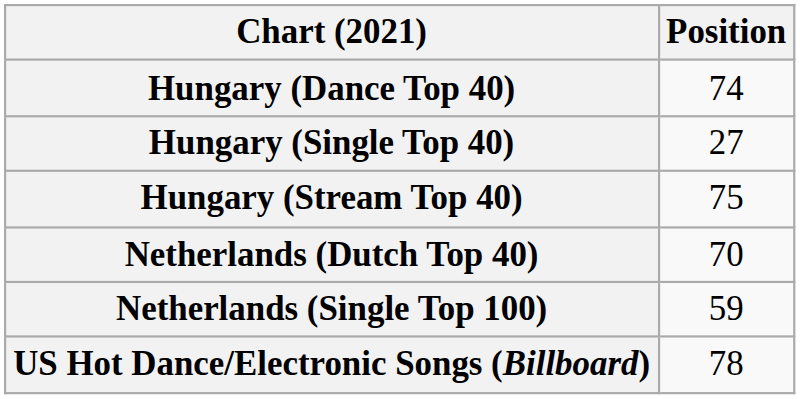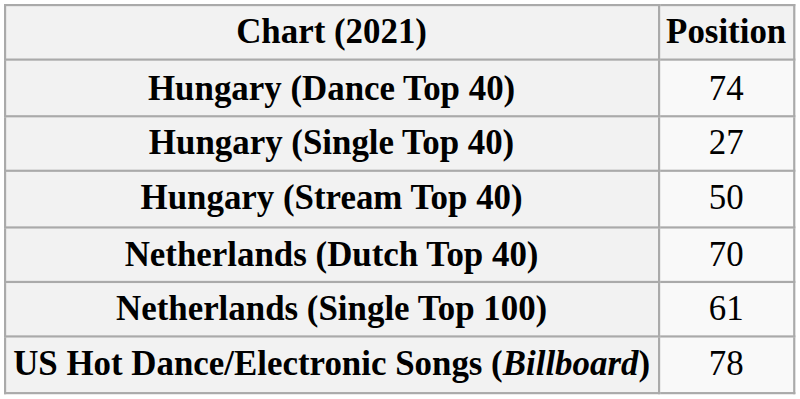(726, 198) 75 -> (726, 198) 50
(726, 308) 59 -> (726, 308) 61
